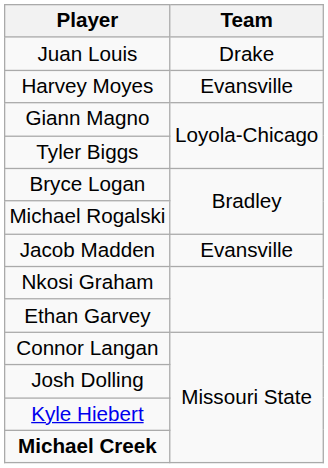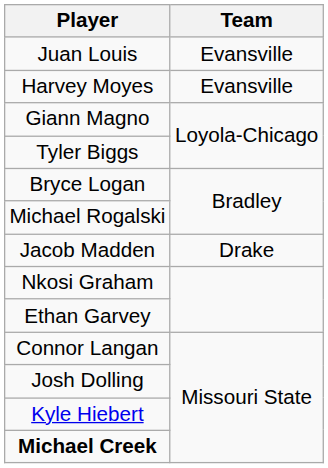(247, 53) Drake -> (247, 53) Evansville
(247, 250) Evansville -> (247, 250) Drake
